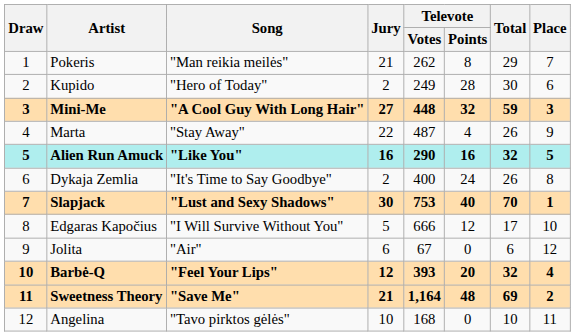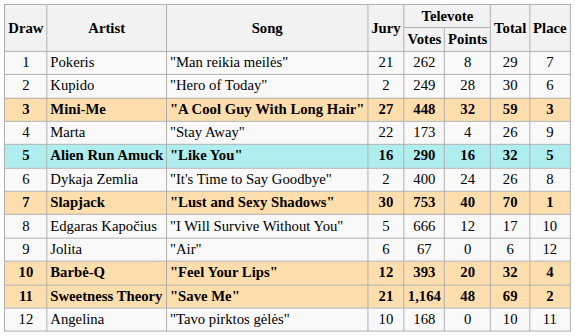(424, 132) 487 -> (424, 132) 173
